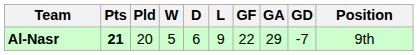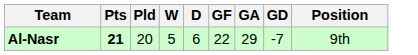- column: (221, 15)
